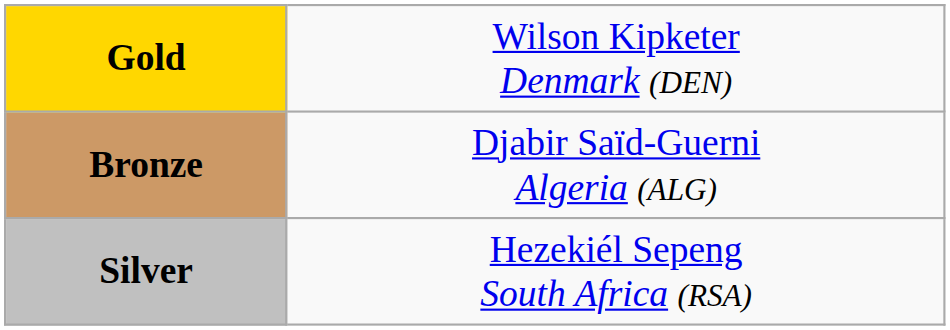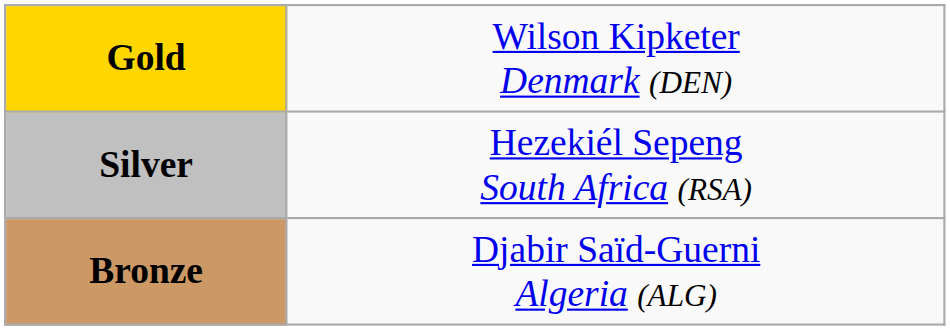rows swapped: (146, 270) <-> (146, 163)
